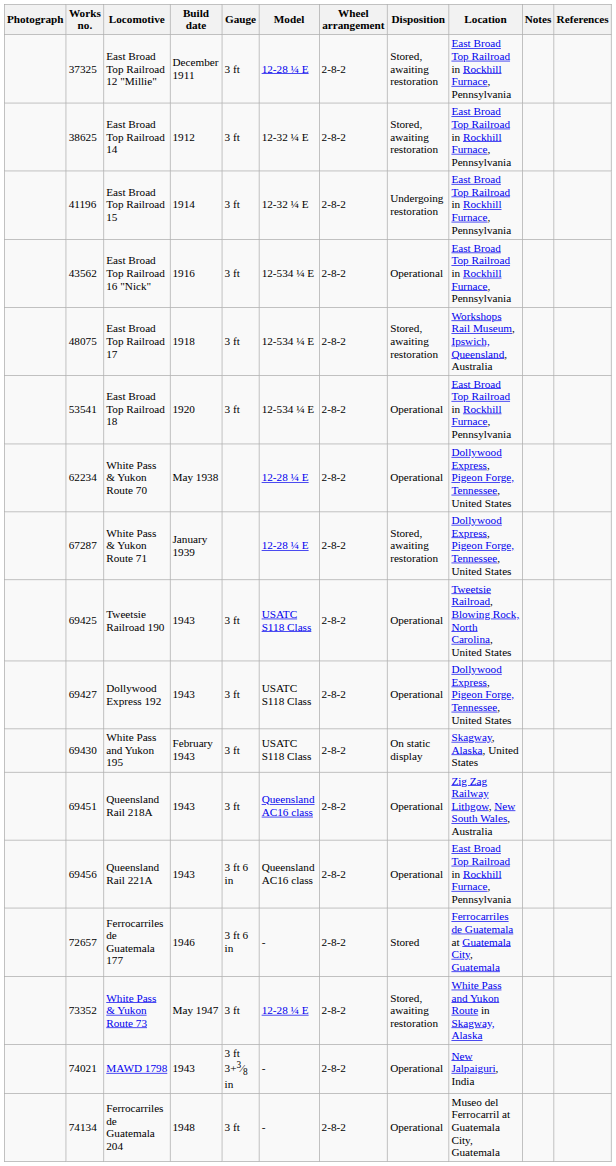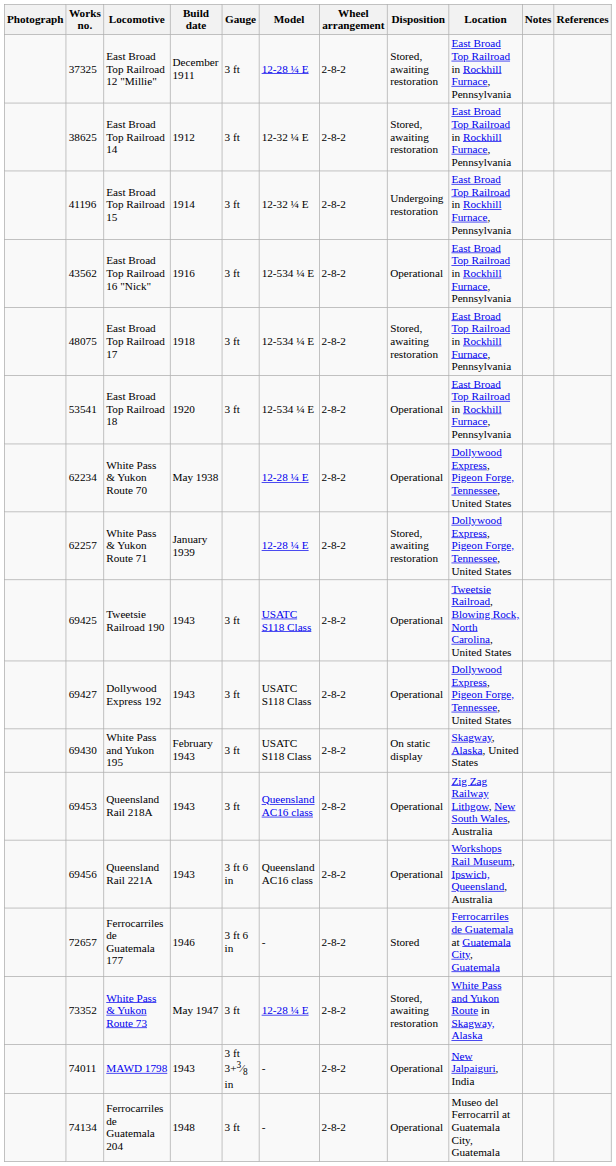(483, 341) Workshops Rail Museum, Ipswich, Queensland, Australia -> (481, 341) East Broad Top Railroad in Rockhill Furnace, Pennsylvania
(83, 546) 67287 -> (83, 546) 62257
(83, 806) 69451 -> (83, 806) 69453
(481, 874) East Broad Top Railroad in Rockhill Furnace, Pennsylvania -> (483, 874) Workshops Rail Museum, Ipswich, Queensland, Australia
(83, 1069) 74021 -> (83, 1069) 74011
